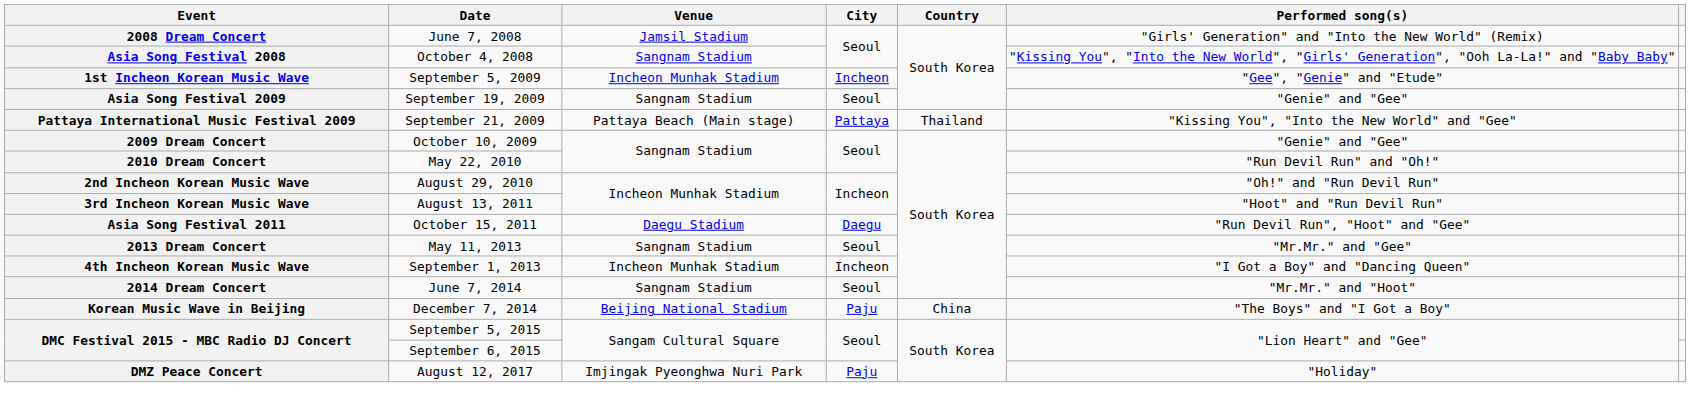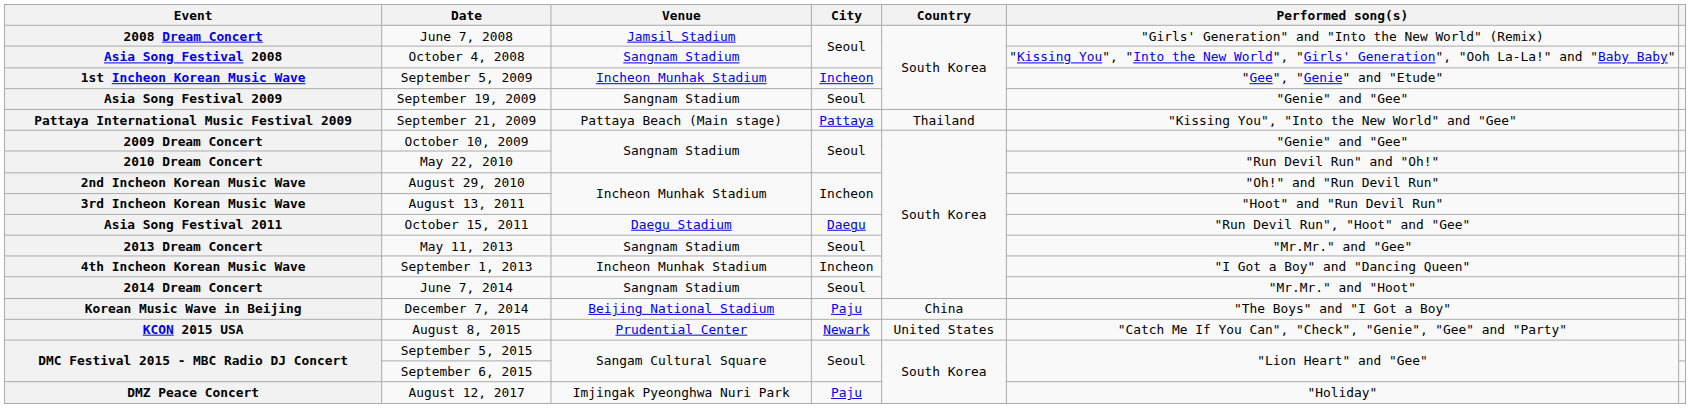+ row: (193, 330)
